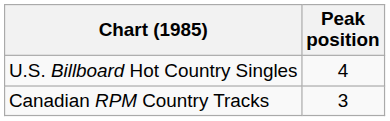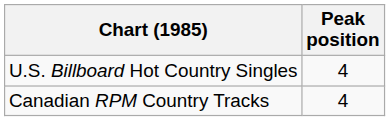(343, 100) 3 -> (343, 100) 4
